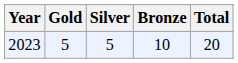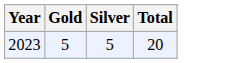- column: (162, 18)
